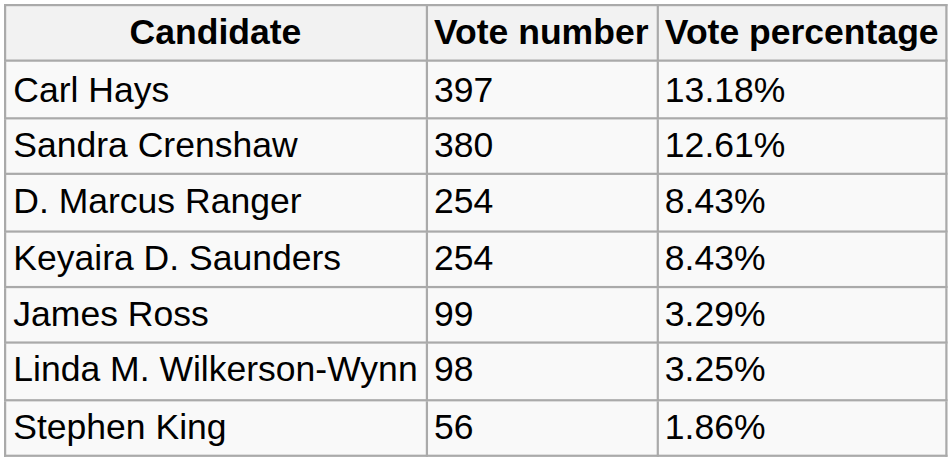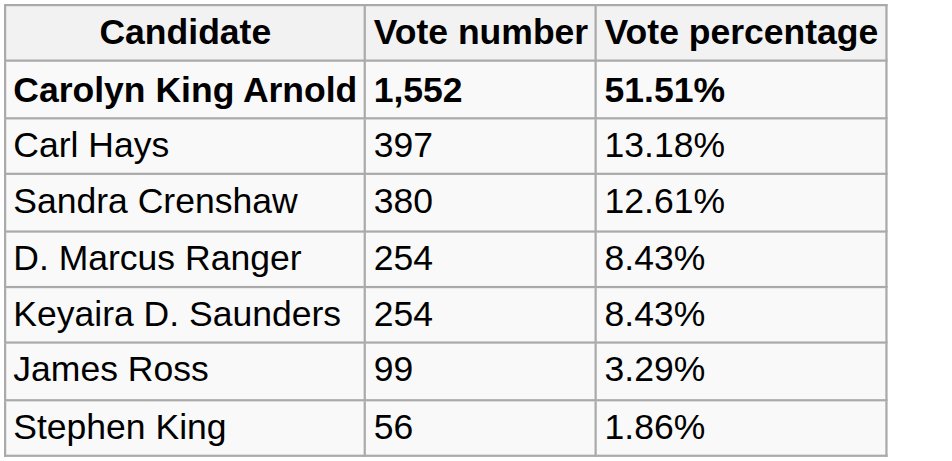+ row: (185, 88)
- row: (215, 370)
